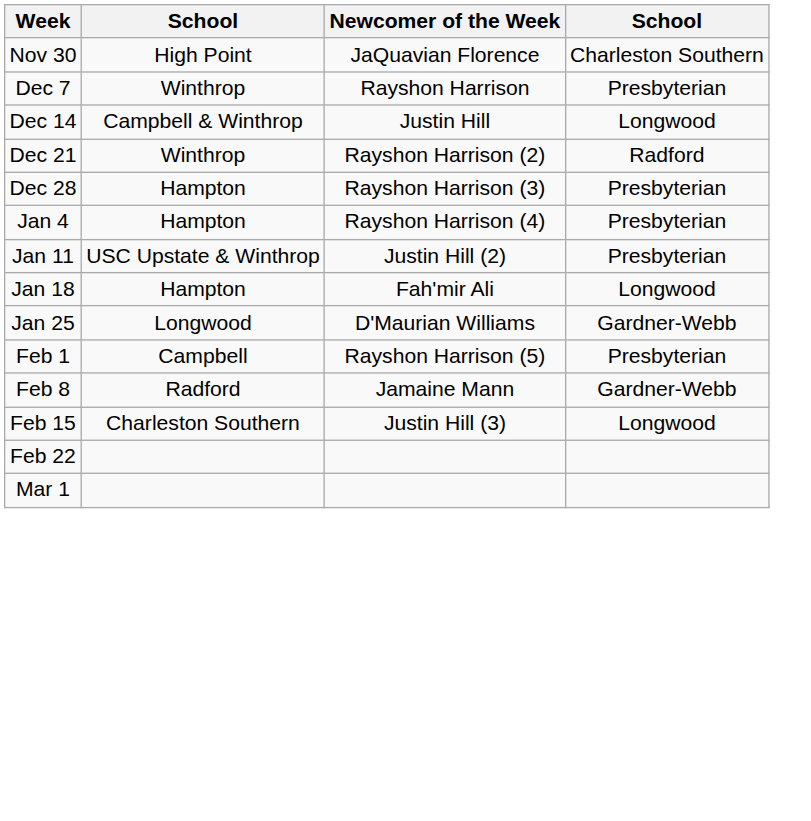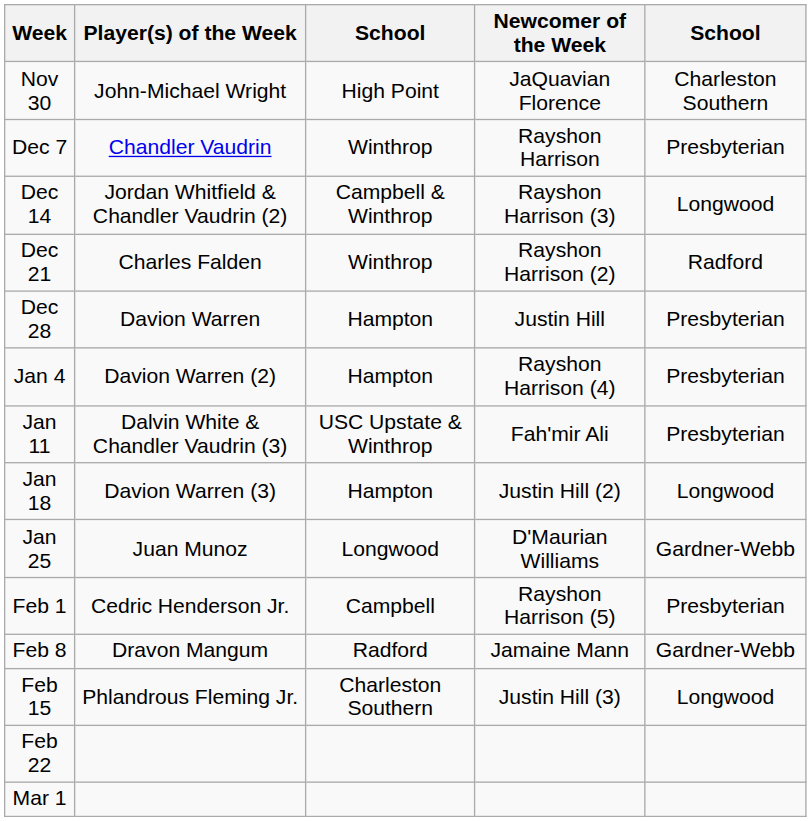+ column: (190, 33)
(445, 121) Justin Hill -> (560, 204) Rayshon Harrison (3)
(445, 188) Rayshon Harrison (3) -> (560, 319) Justin Hill
(445, 255) Justin Hill (2) -> (560, 433) Fah'mir Ali
(445, 289) Fah'mir Ali -> (560, 491) Justin Hill (2)
